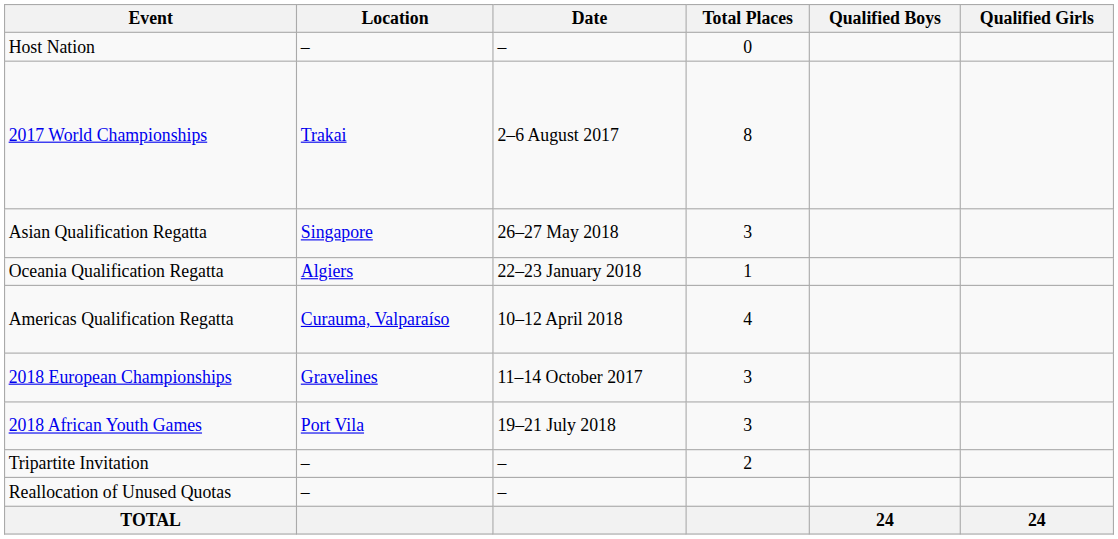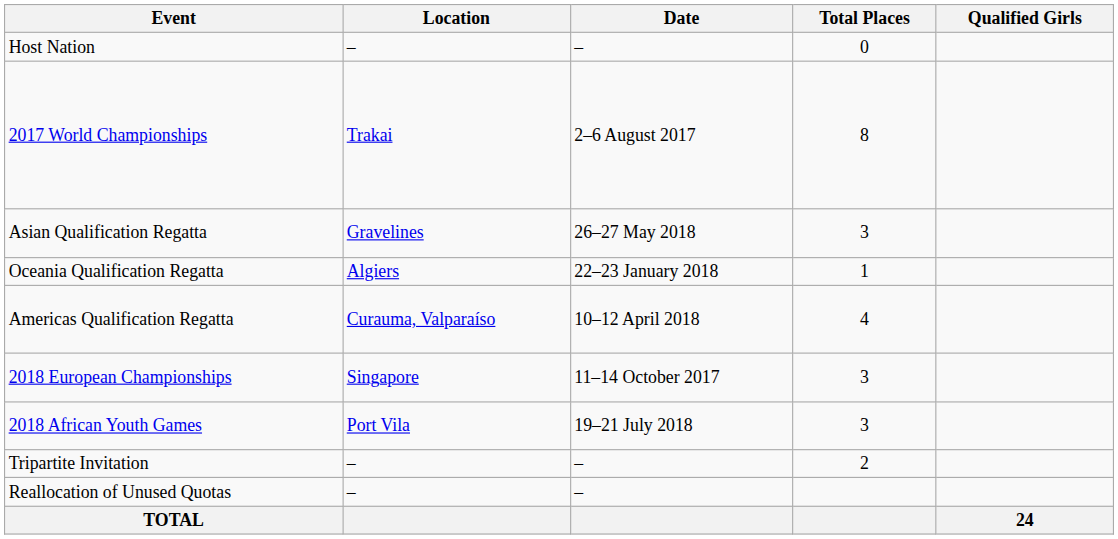- column: (885, 18)
(337, 232) Singapore -> (385, 232) Gravelines
(339, 377) Gravelines -> (383, 377) Singapore
